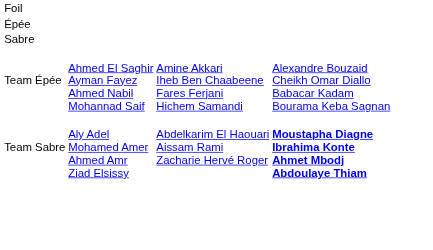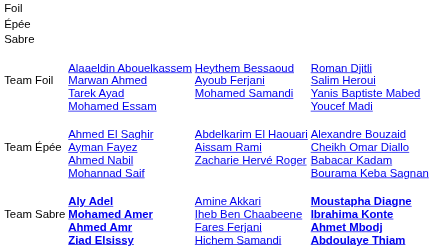+ row: (29, 81)
(210, 87) Amine Akkari Iheb Ben Chaabeene Fares Ferjani Hichem Samandi -> (251, 147) Abdelkarim El Haouari Aissam Rami Zacharie Hervé Roger
(108, 154) normal -> (111, 220) bold
(213, 147) Abdelkarim El Haouari Aissam Rami Zacharie Hervé Roger -> (249, 220) Amine Akkari Iheb Ben Chaabeene Fares Ferjani Hichem Samandi
